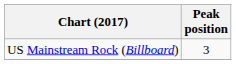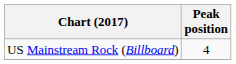(206, 49) 3 -> (206, 49) 4
